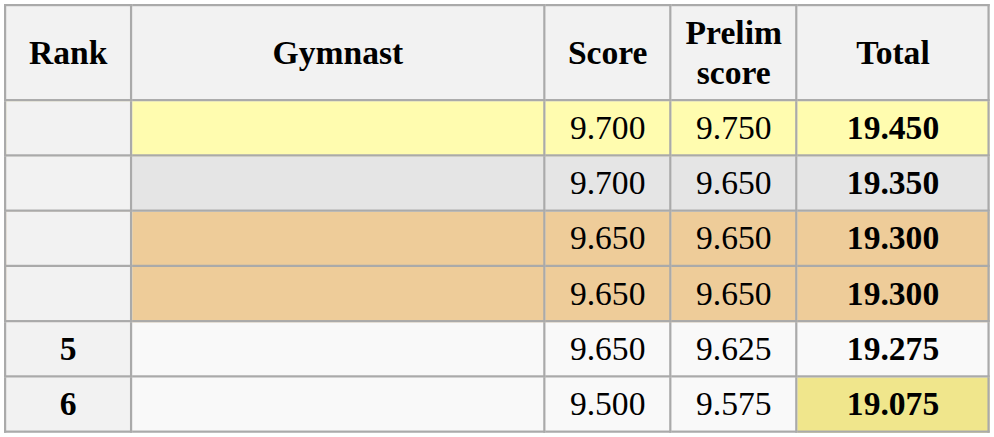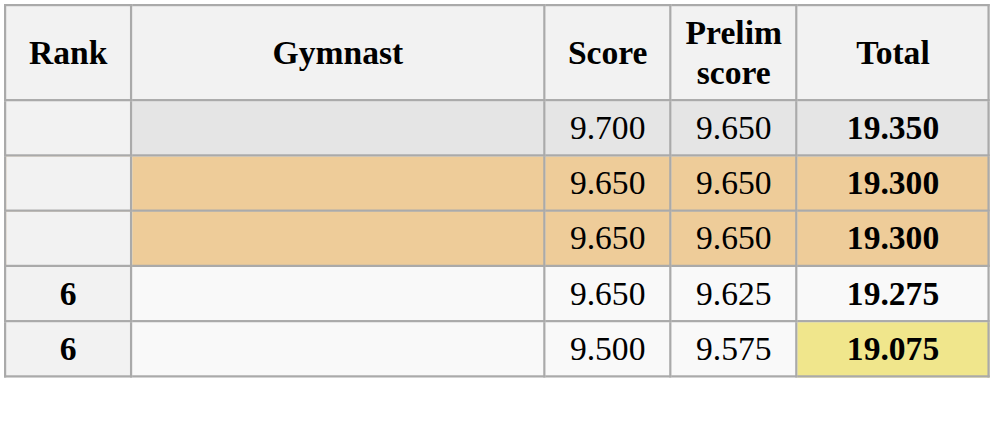- row: (608, 127)
(68, 349) 5 -> (68, 293) 6
